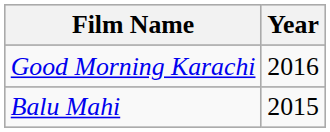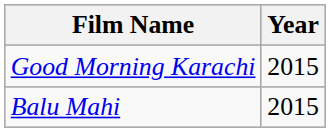(293, 65) 2016 -> (293, 65) 2015
